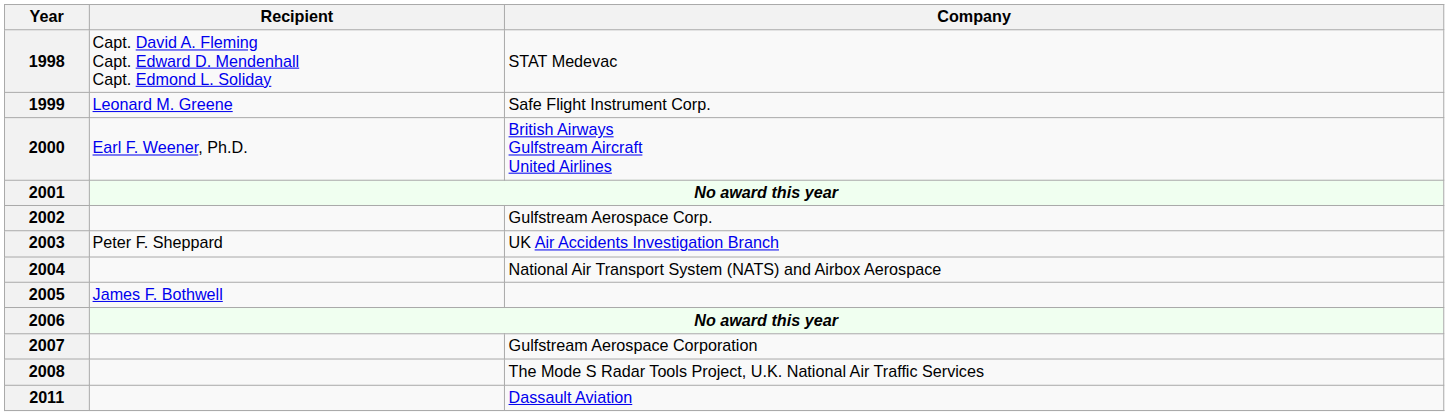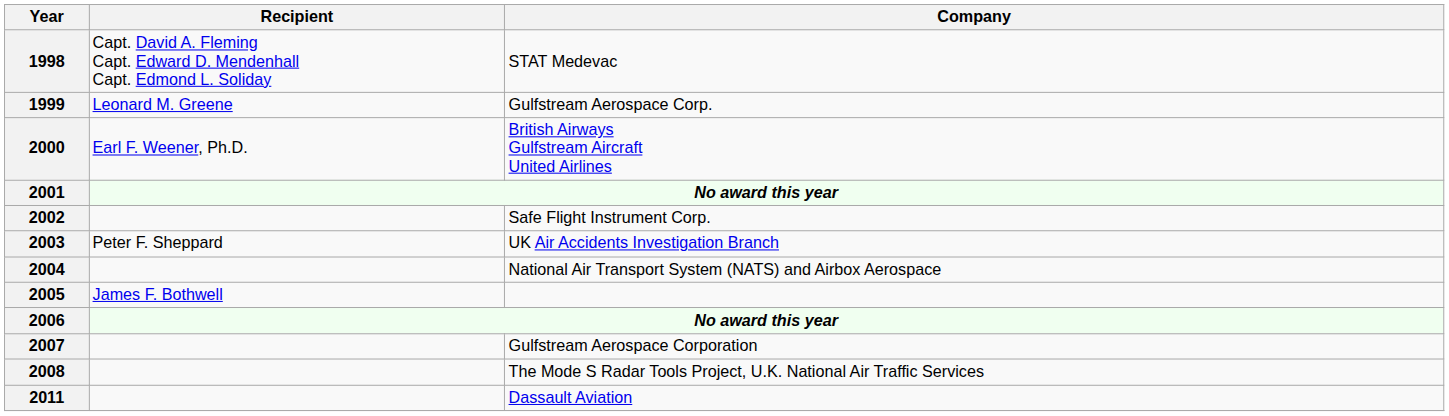(610, 104) Safe Flight Instrument Corp. -> (611, 104) Gulfstream Aerospace Corp.
(611, 218) Gulfstream Aerospace Corp. -> (610, 218) Safe Flight Instrument Corp.
